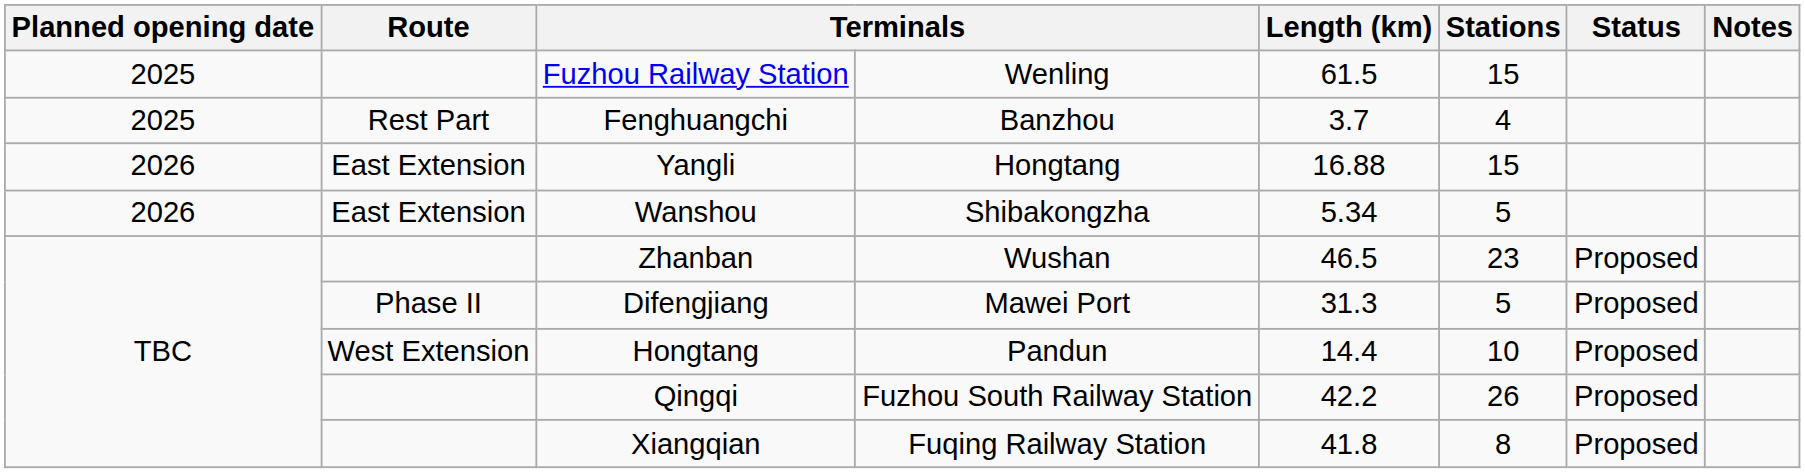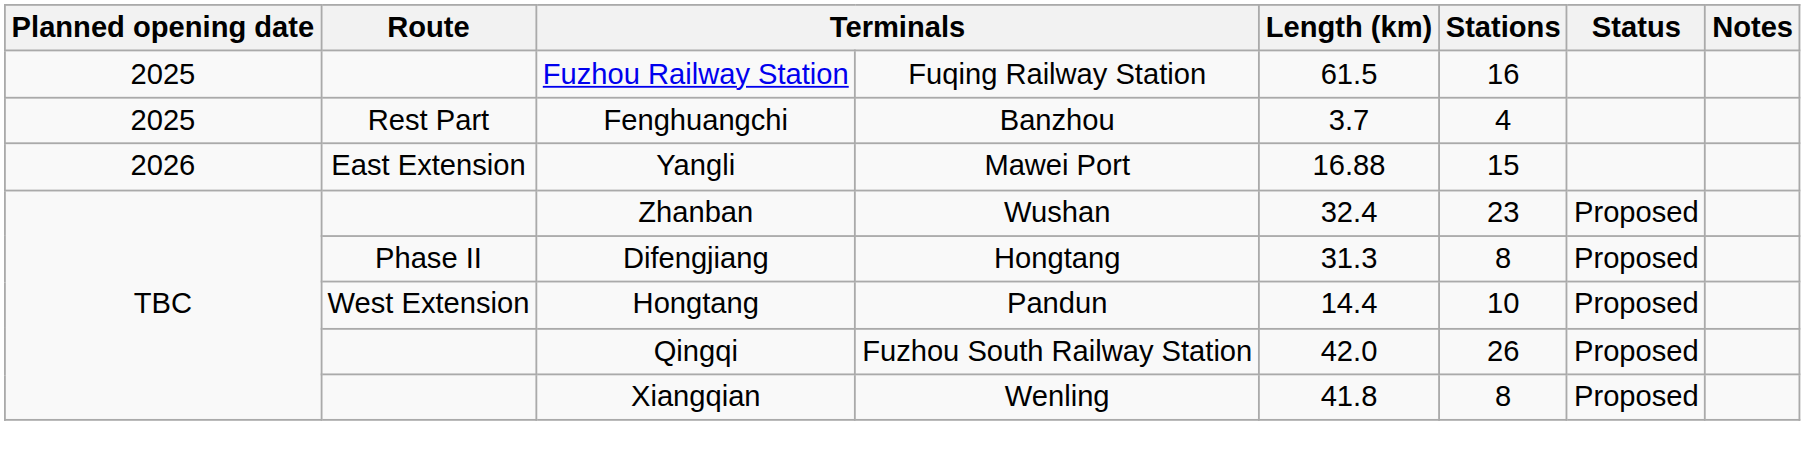(1057, 73) Wenling -> (1057, 73) Fuqing Railway Station
(1503, 73) 15 -> (1503, 73) 16
(1057, 166) Hongtang -> (1057, 166) Mawei Port
- row: (696, 212)
(1349, 258) 46.5 -> (1349, 212) 32.4
(1057, 304) Mawei Port -> (1057, 258) Hongtang
(1503, 304) 5 -> (1503, 258) 8
(1349, 397) 42.2 -> (1349, 350) 42.0
(1057, 443) Fuqing Railway Station -> (1057, 397) Wenling
